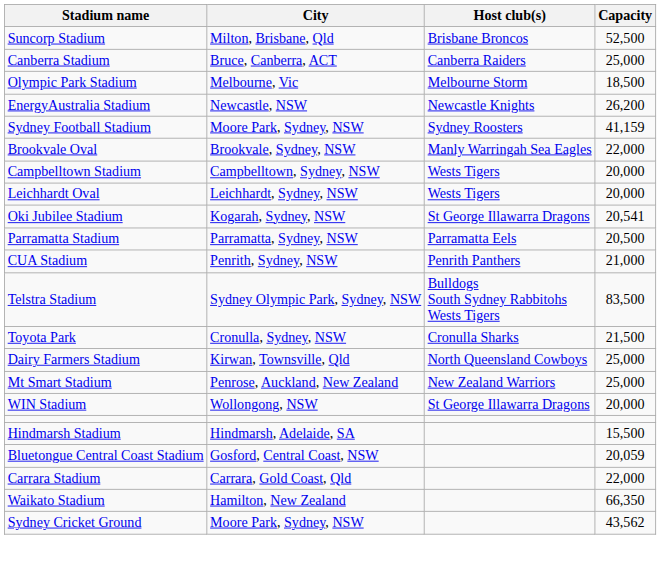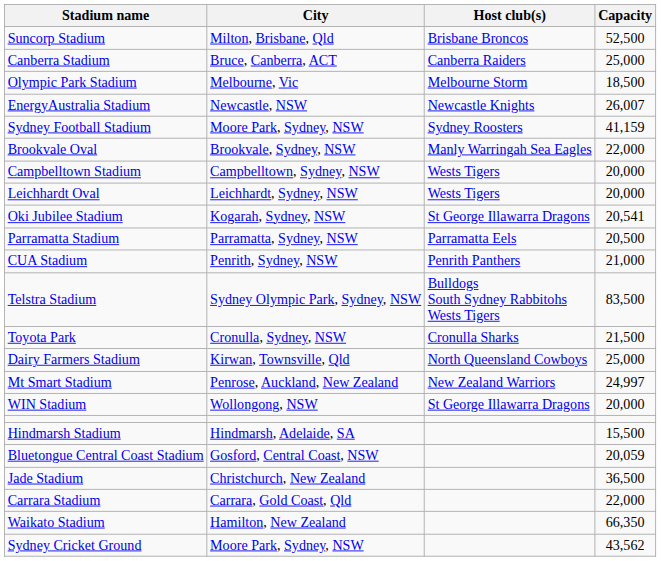(625, 104) 26,200 -> (625, 104) 26,007
(625, 382) 25,000 -> (625, 382) 24,997
+ row: (45, 478)
